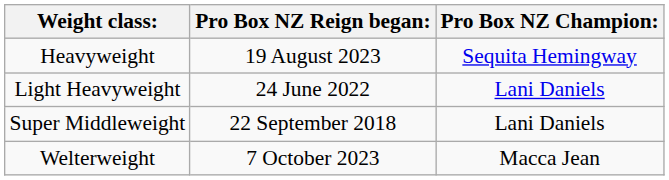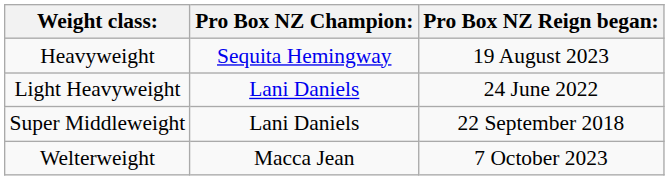columns swapped: (550, 21) <-> (313, 21)
